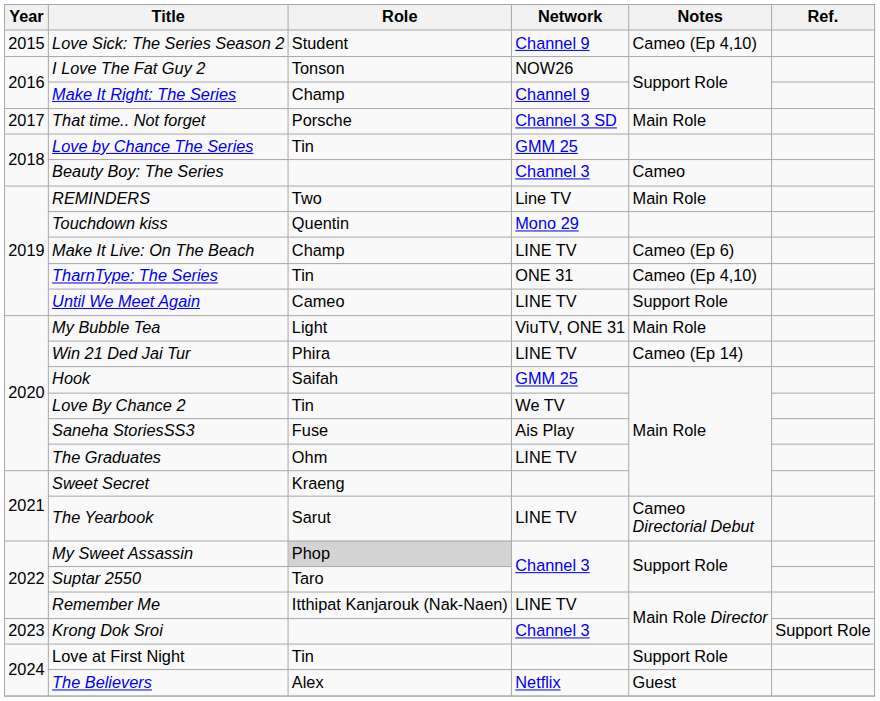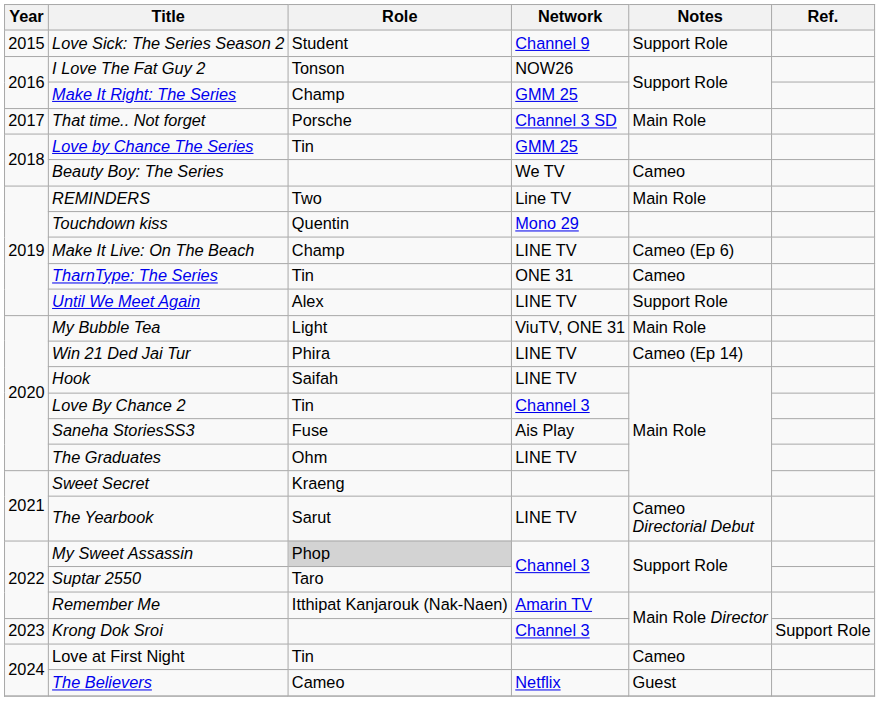(695, 43) Cameo (Ep 4,10) -> (680, 43) Support Role
(552, 95) Channel 9 -> (547, 95) GMM 25
(552, 172) Channel 3 -> (540, 172) We TV
(695, 276) Cameo (Ep 4,10) -> (659, 276) Cameo
(318, 302) Cameo -> (308, 302) Alex
(547, 379) GMM 25 -> (546, 379) LINE TV
(540, 405) We TV -> (552, 405) Channel 3
(546, 605) LINE TV -> (554, 605) Amarin TV
(680, 656) Support Role -> (659, 656) Cameo
(308, 682) Alex -> (318, 682) Cameo
